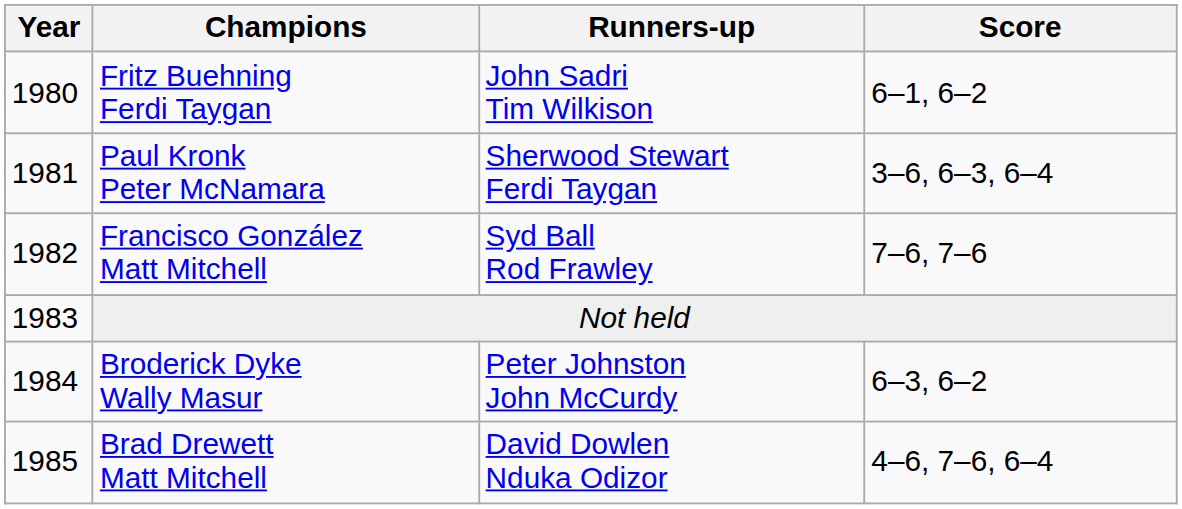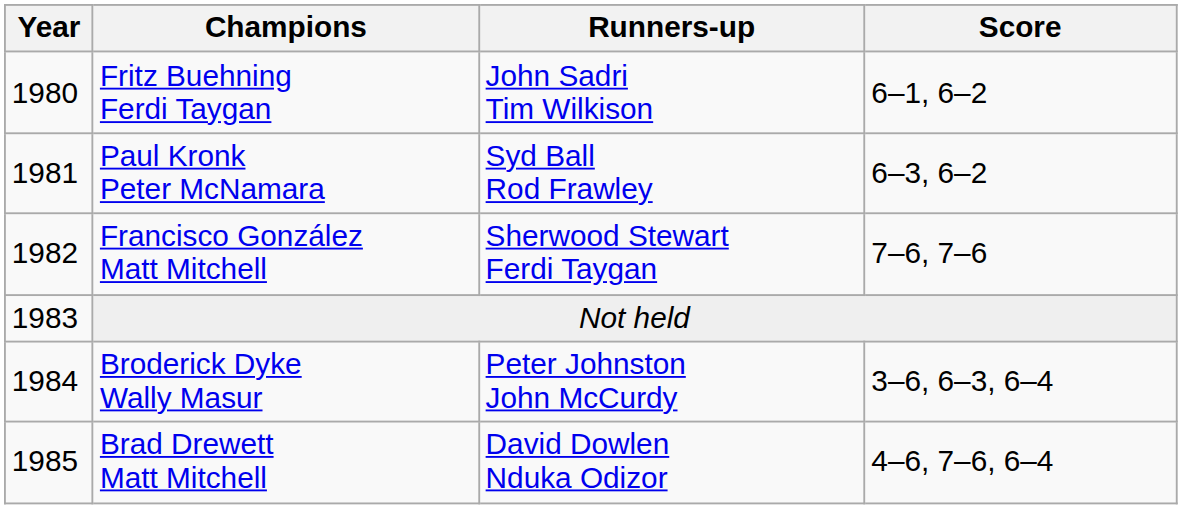(607, 172) Sherwood Stewart Ferdi Taygan -> (569, 172) Syd Ball Rod Frawley
(962, 172) 3–6, 6–3, 6–4 -> (929, 172) 6–3, 6–2
(569, 253) Syd Ball Rod Frawley -> (607, 253) Sherwood Stewart Ferdi Taygan
(929, 381) 6–3, 6–2 -> (962, 381) 3–6, 6–3, 6–4
